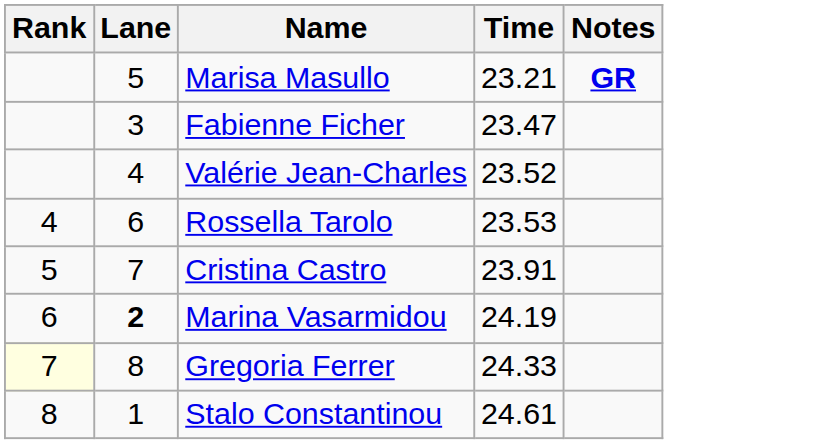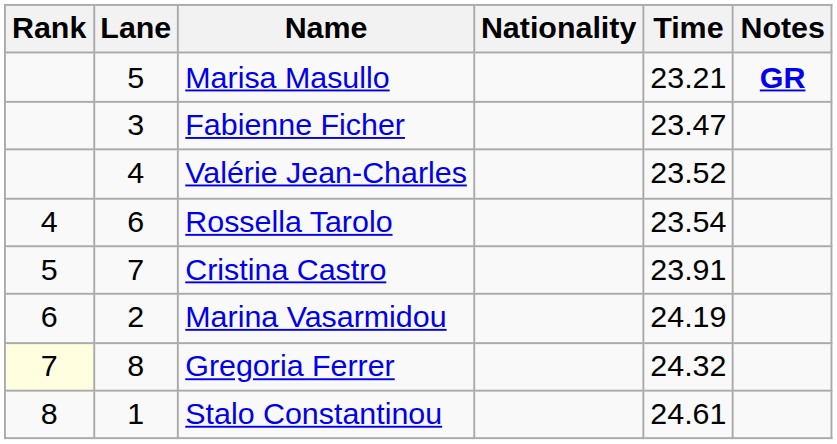+ column: (559, 28)
(519, 221) 23.53 -> (688, 221) 23.54
(136, 317) bold -> (136, 317) normal
(519, 366) 24.33 -> (688, 366) 24.32
